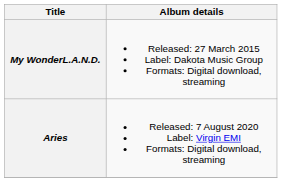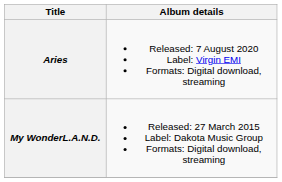rows swapped: (55, 59) <-> (55, 138)
